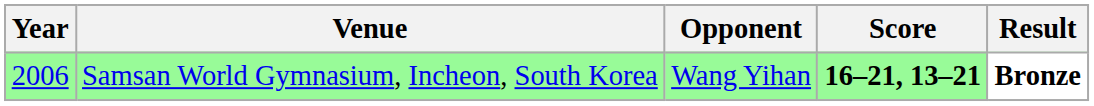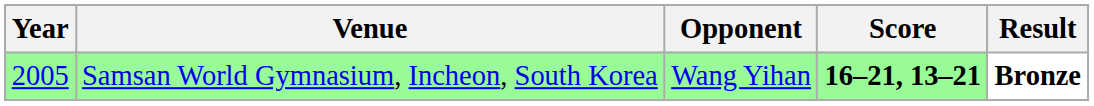(40, 75) 2006 -> (40, 75) 2005
